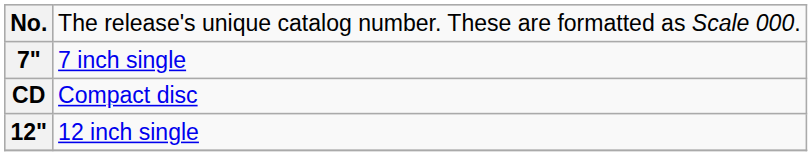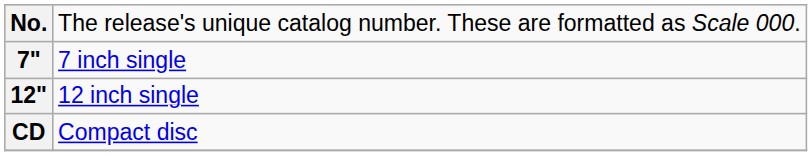rows swapped: (29, 133) <-> (29, 96)
